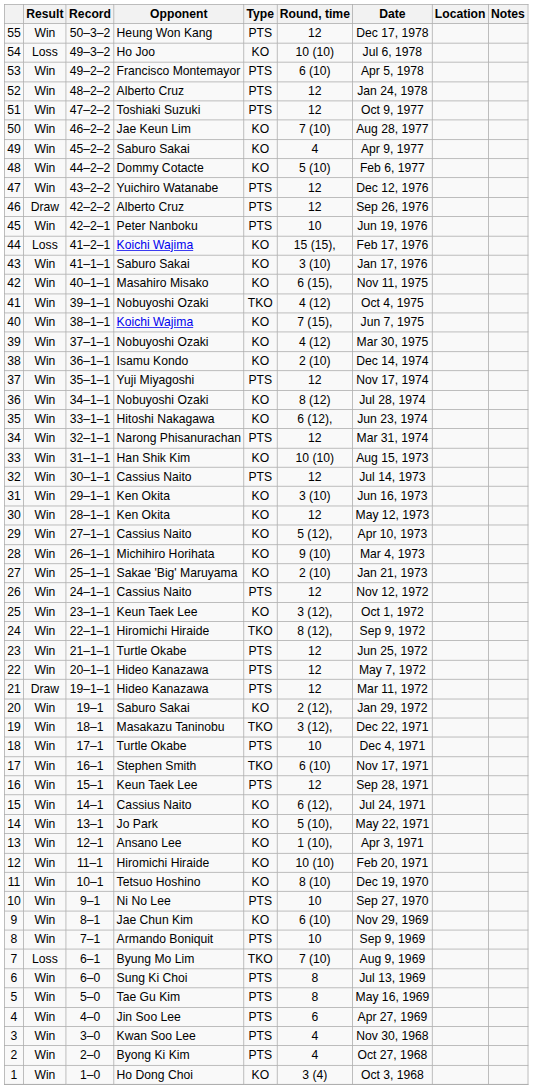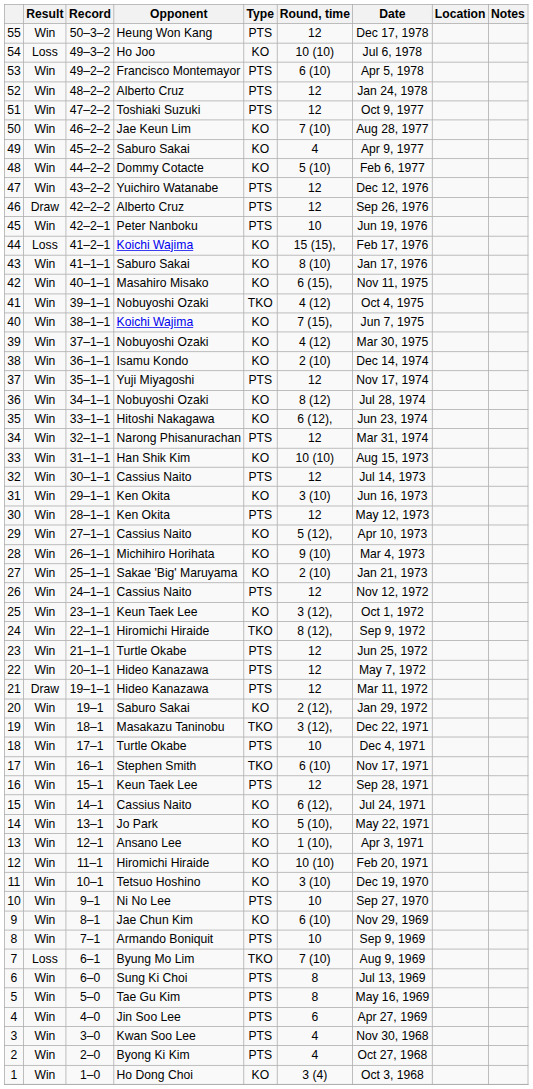(315, 264) 3 (10) -> (315, 264) 8 (10)
(260, 515) KO -> (260, 515) PTS
(315, 881) 8 (10) -> (315, 881) 3 (10)
